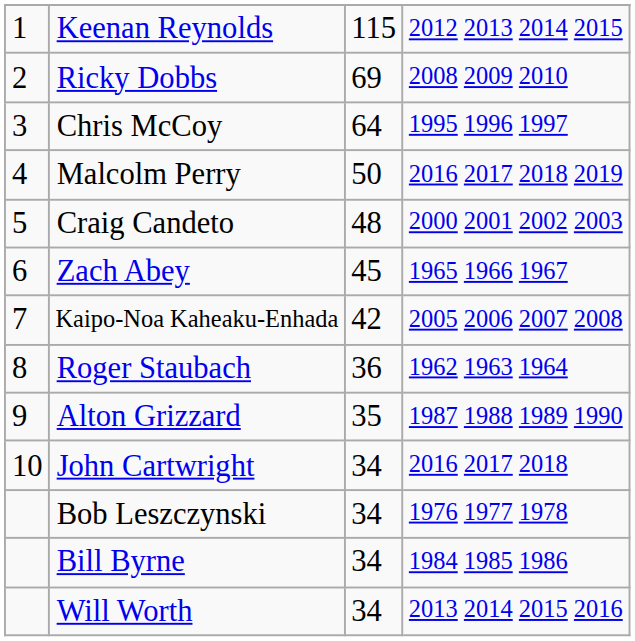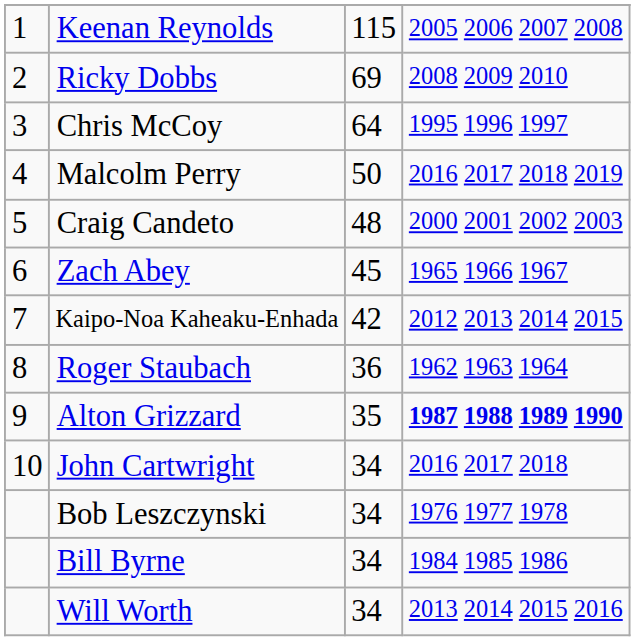(516, 28) 2012 2013 2014 2015 -> (516, 28) 2005 2006 2007 2008
(516, 319) 2005 2006 2007 2008 -> (516, 319) 2012 2013 2014 2015
(516, 416) normal -> (516, 416) bold
